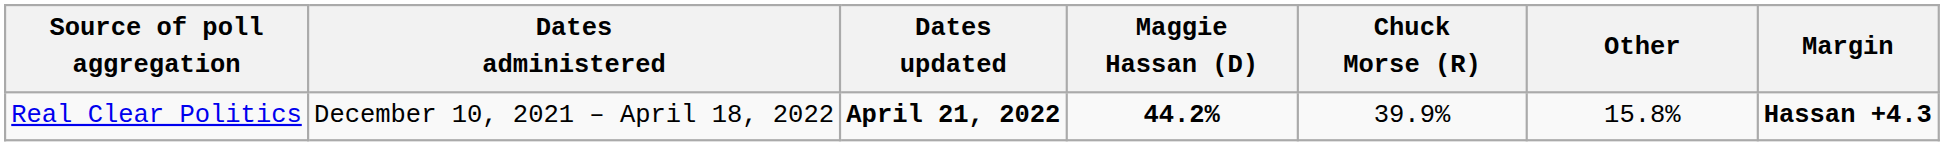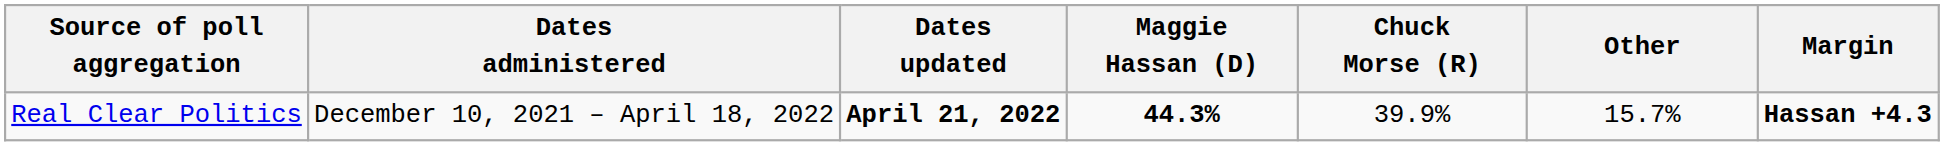(1182, 115) 44.2% -> (1182, 115) 44.3%
(1642, 115) 15.8% -> (1642, 115) 15.7%
